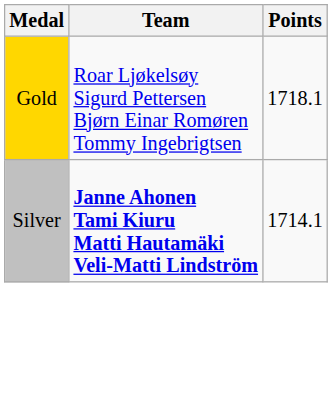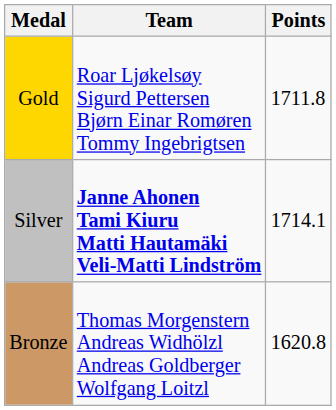(295, 97) 1718.1 -> (298, 97) 1711.8
+ row: (38, 343)
